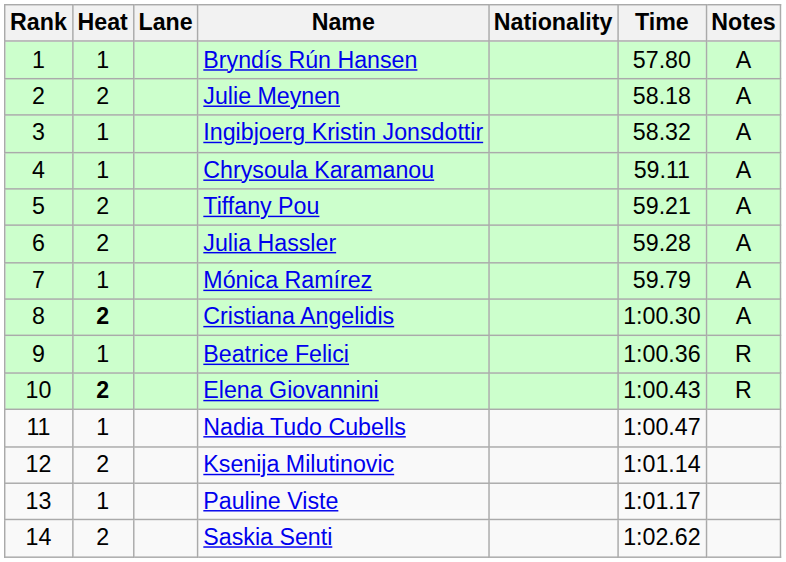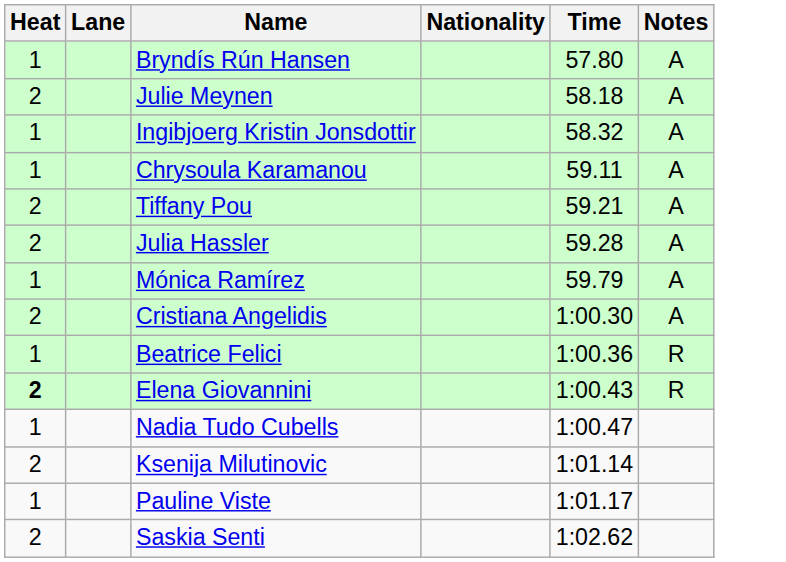- column: (38, 22)
(103, 317) bold -> (35, 317) normal
